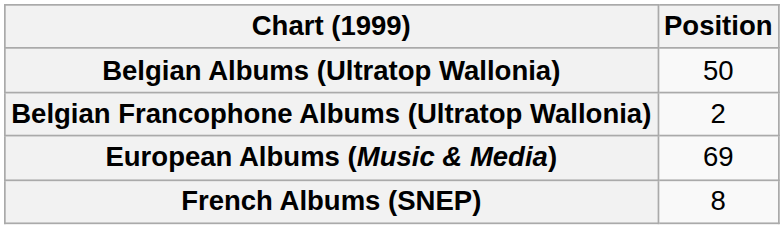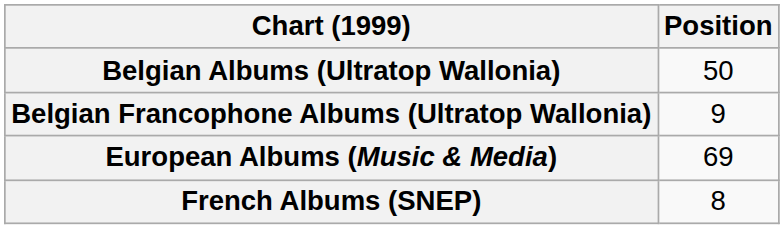(718, 113) 2 -> (718, 113) 9
